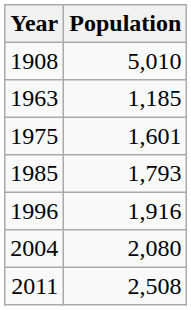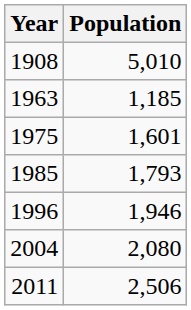(154, 210) 1,916 -> (154, 210) 1,946
(154, 285) 2,508 -> (154, 285) 2,506
